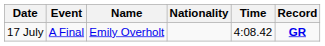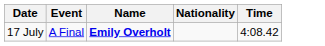- column: (297, 13)
(127, 31) normal -> (130, 31) bold
